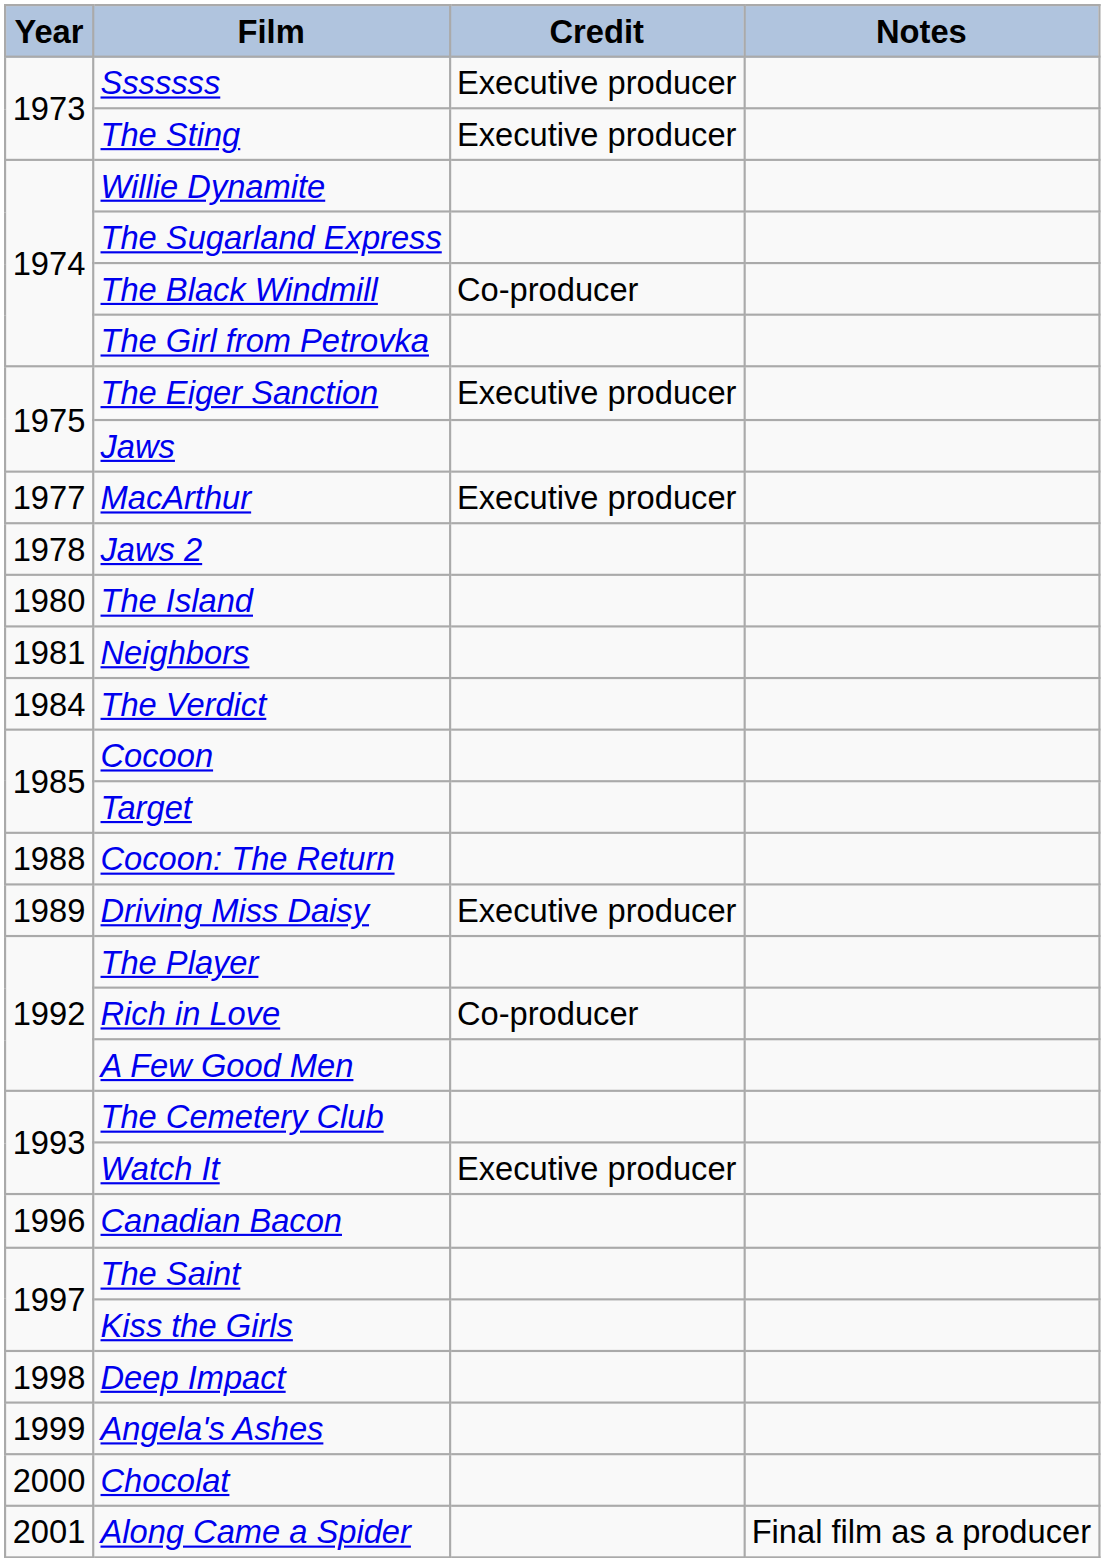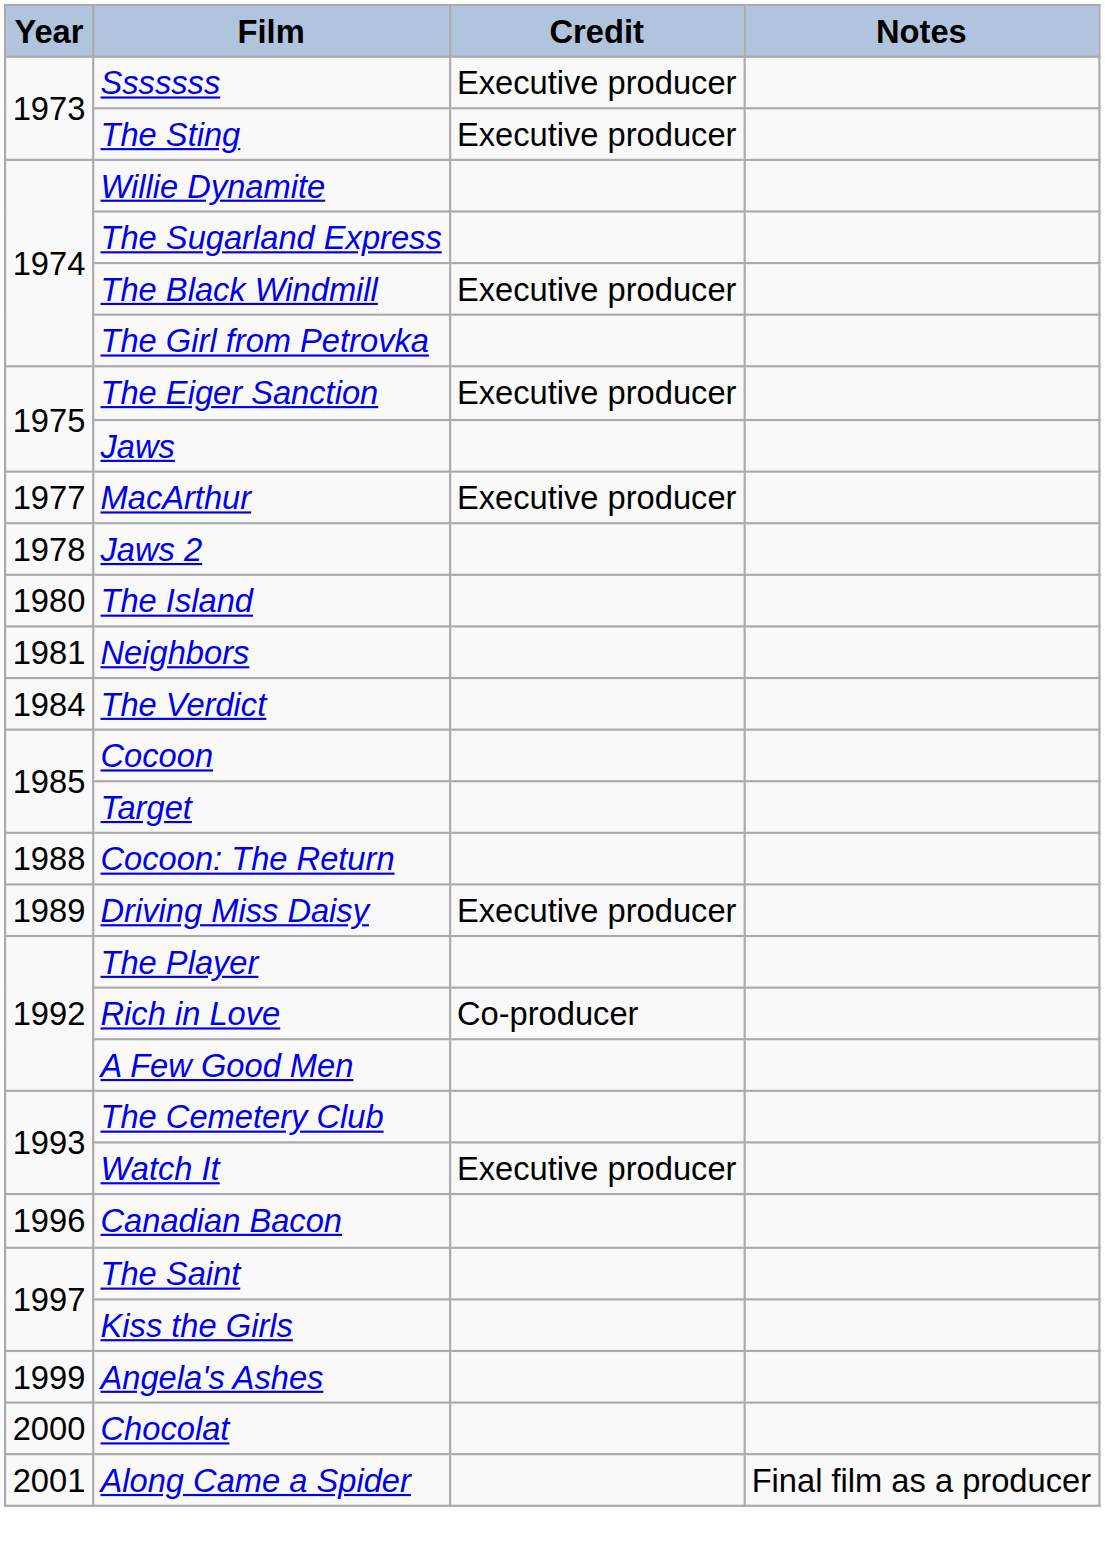(548, 290) Co-producer -> (597, 290) Executive producer
- row: (193, 1376)
